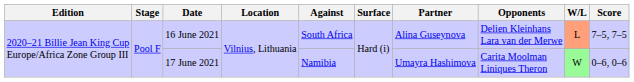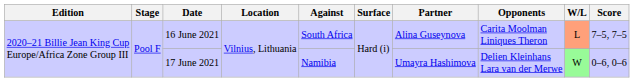(522, 34) Delien Kleinhans Lara van der Merwe -> (514, 34) Carita Moolman Liniques Theron
(514, 62) Carita Moolman Liniques Theron -> (522, 62) Delien Kleinhans Lara van der Merwe
